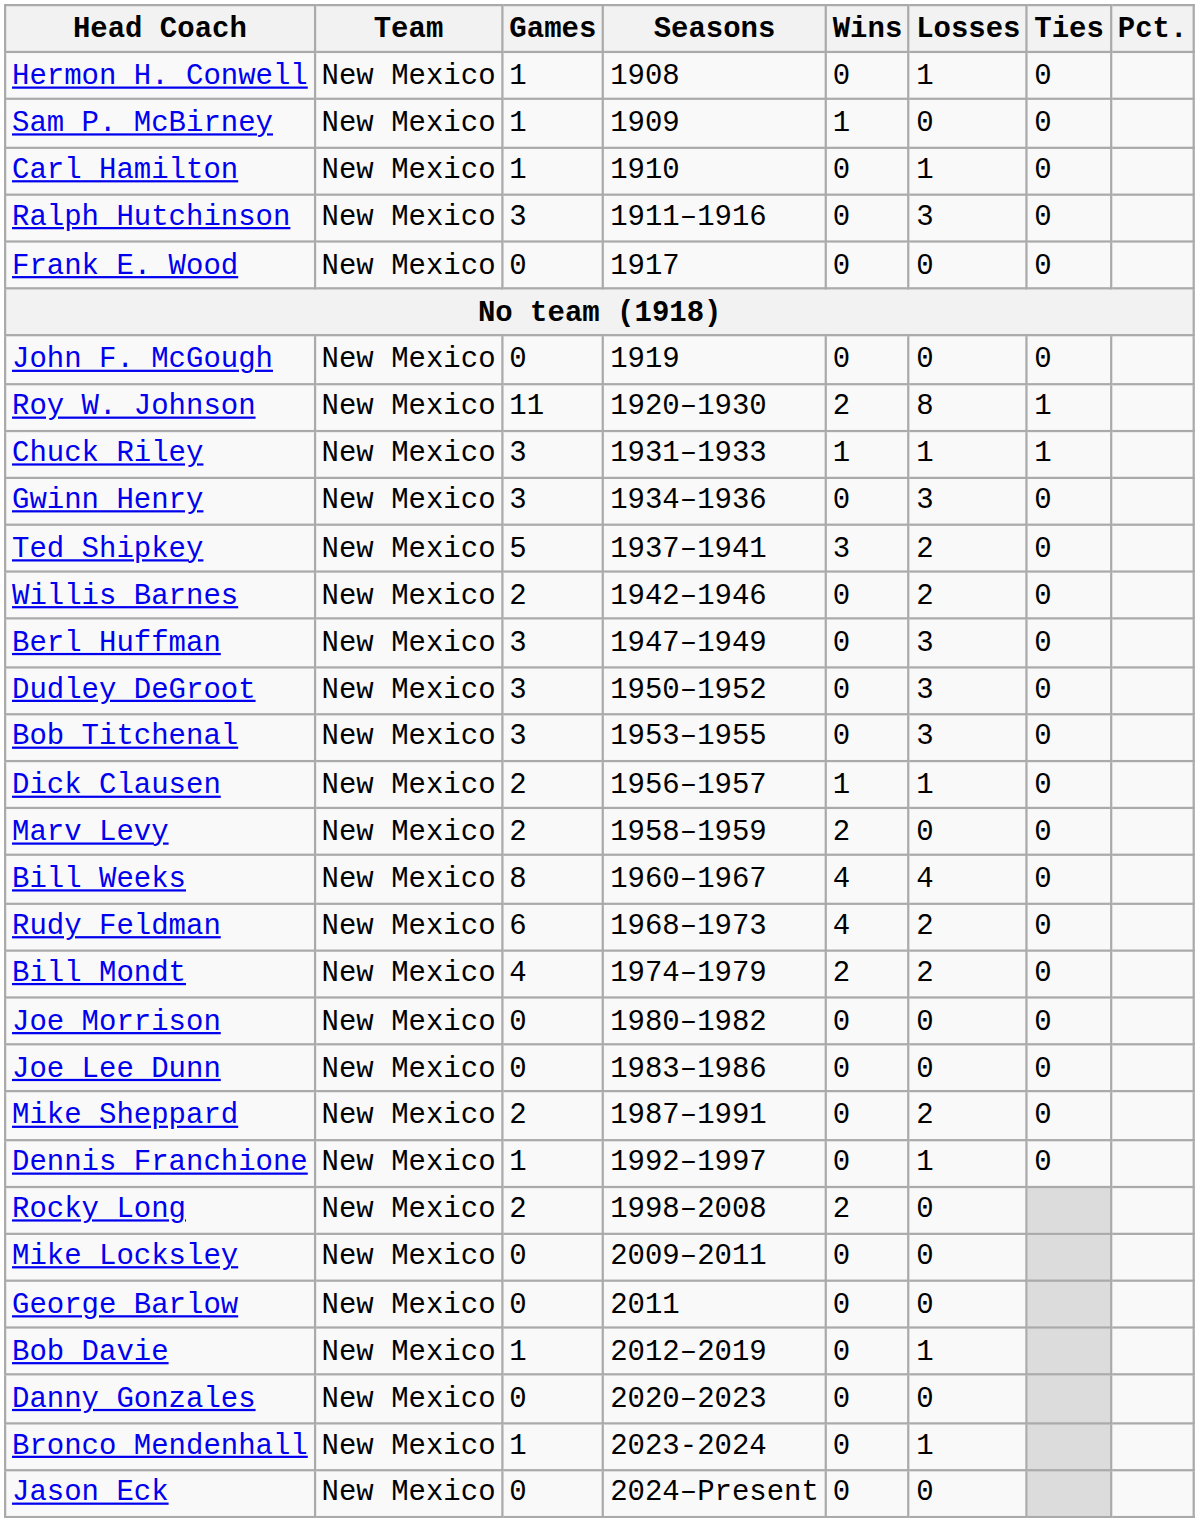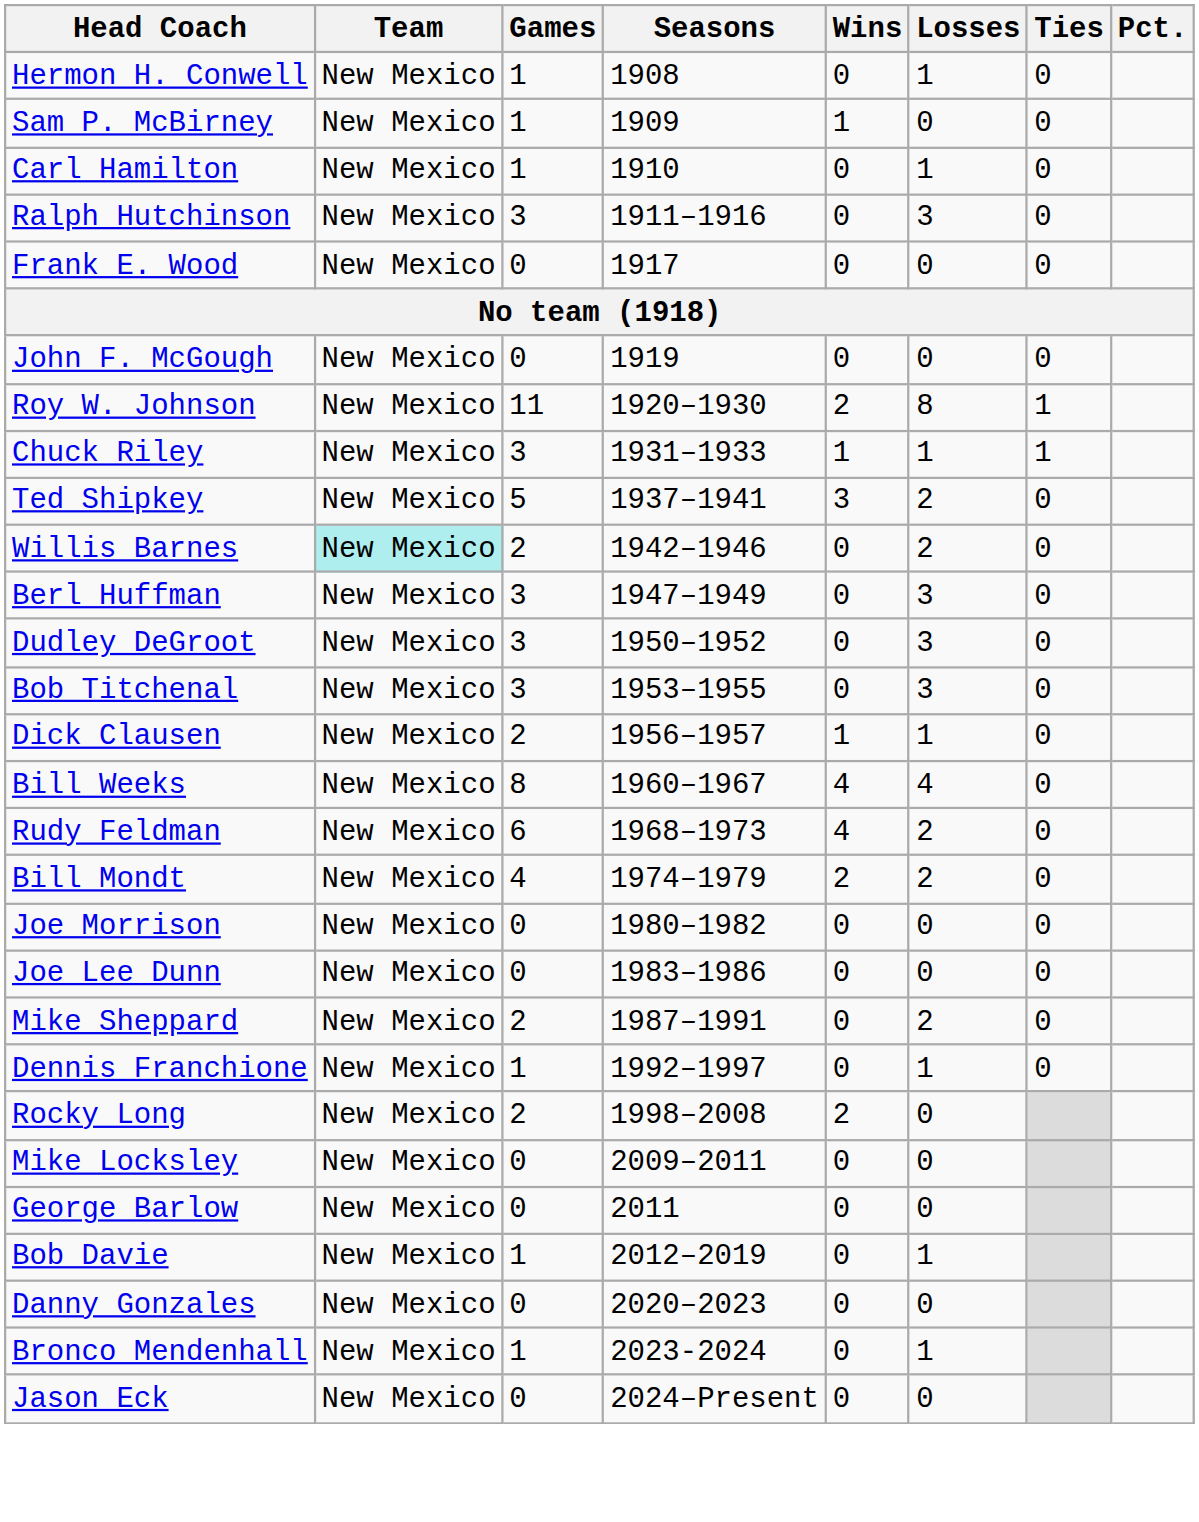- row: (108, 501)
(409, 596) no background -> (409, 548) paleturquoise background
- row: (90, 832)
